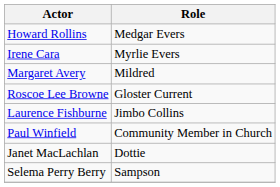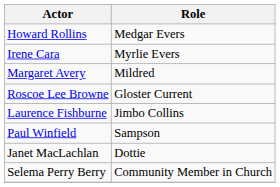(193, 133) Community Member in Church -> (137, 133) Sampson
(137, 172) Sampson -> (193, 172) Community Member in Church
